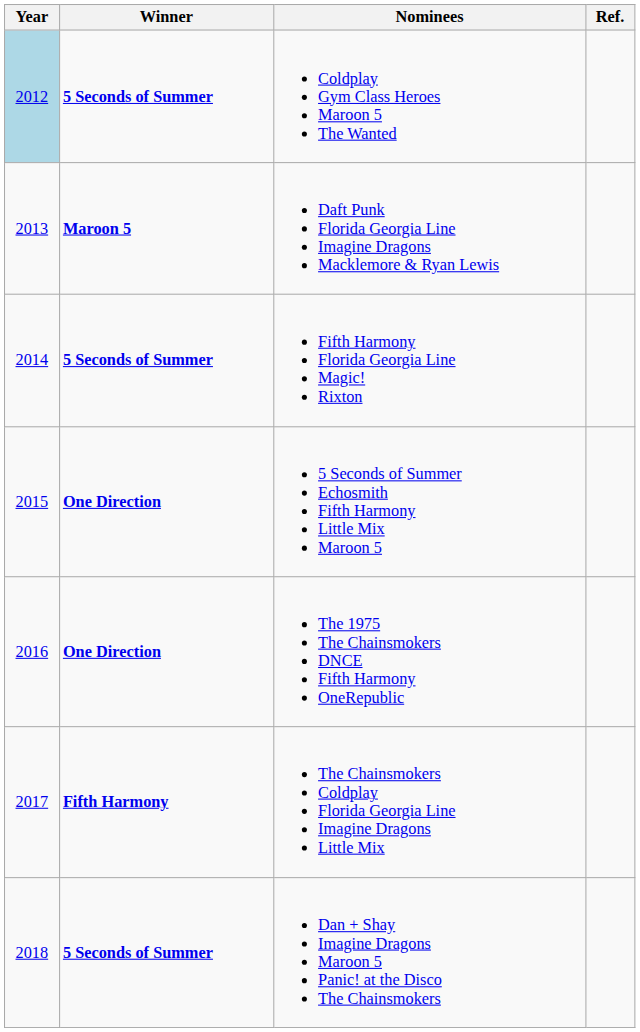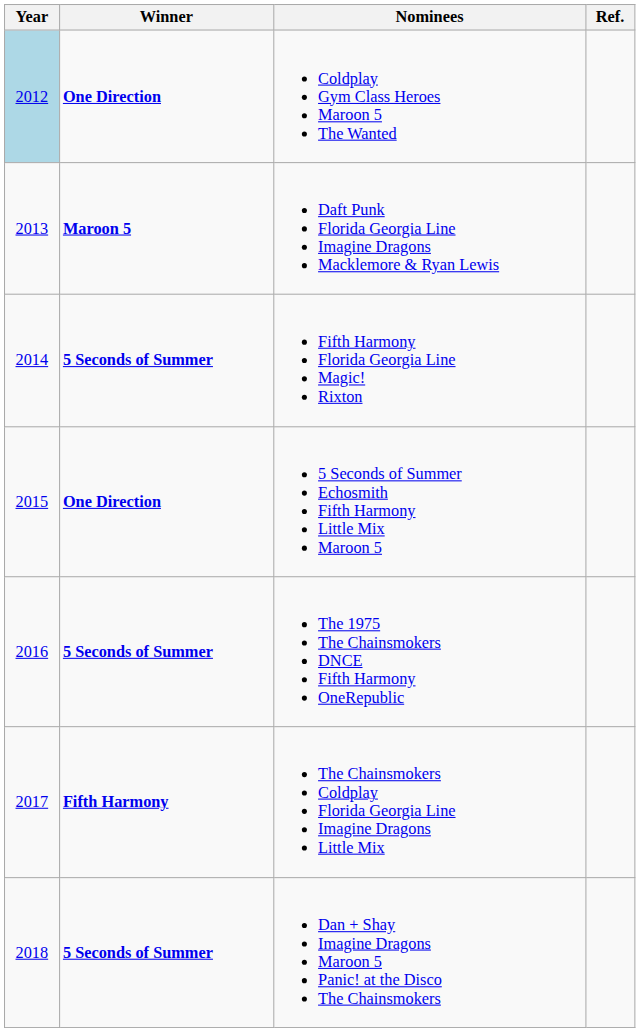(138, 96) 5 Seconds of Summer -> (112, 96) One Direction
(112, 651) One Direction -> (138, 651) 5 Seconds of Summer
